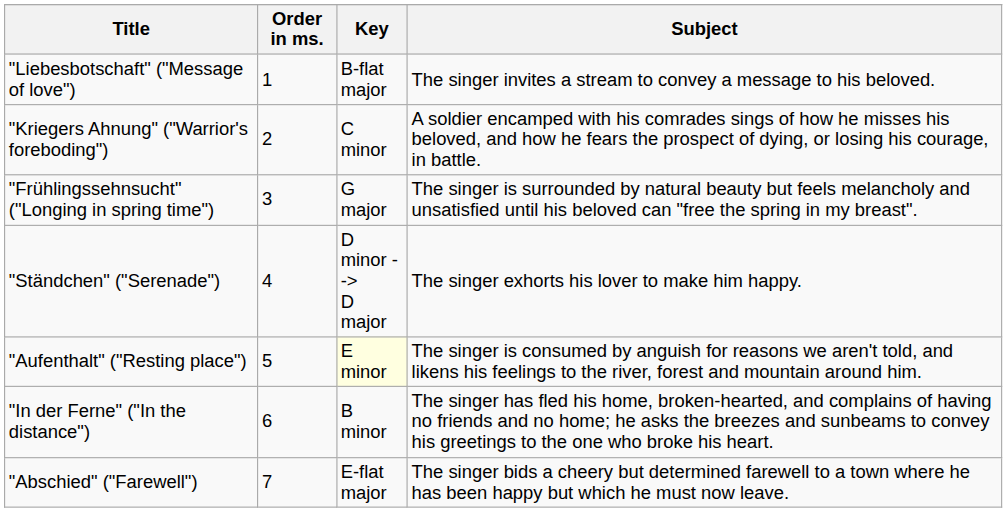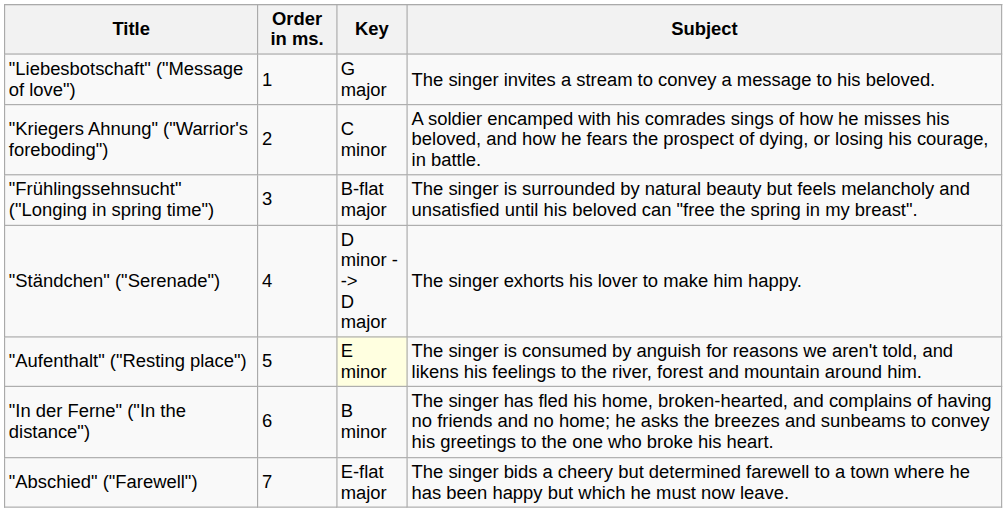(364, 79) B-flat major -> (364, 79) G major
(364, 199) G major -> (364, 199) B-flat major
